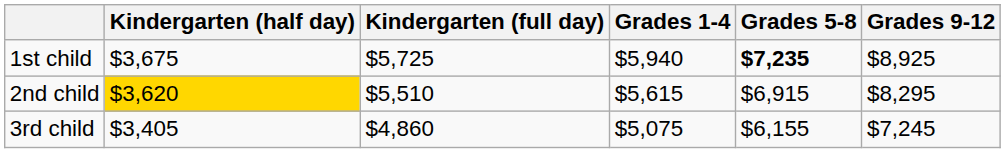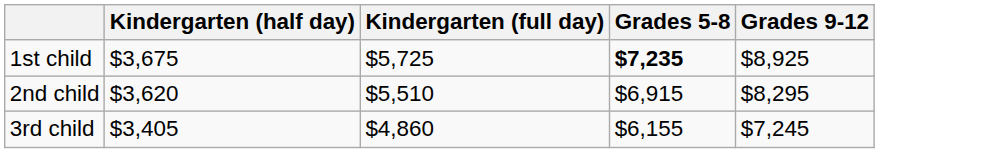- column: (673, 22)
(144, 93) gold background -> (144, 93) no background
